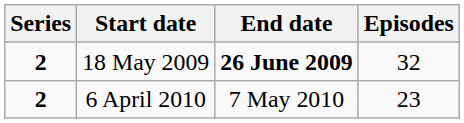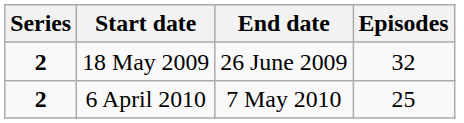(286, 61) bold -> (284, 61) normal
(409, 99) 23 -> (403, 99) 25
